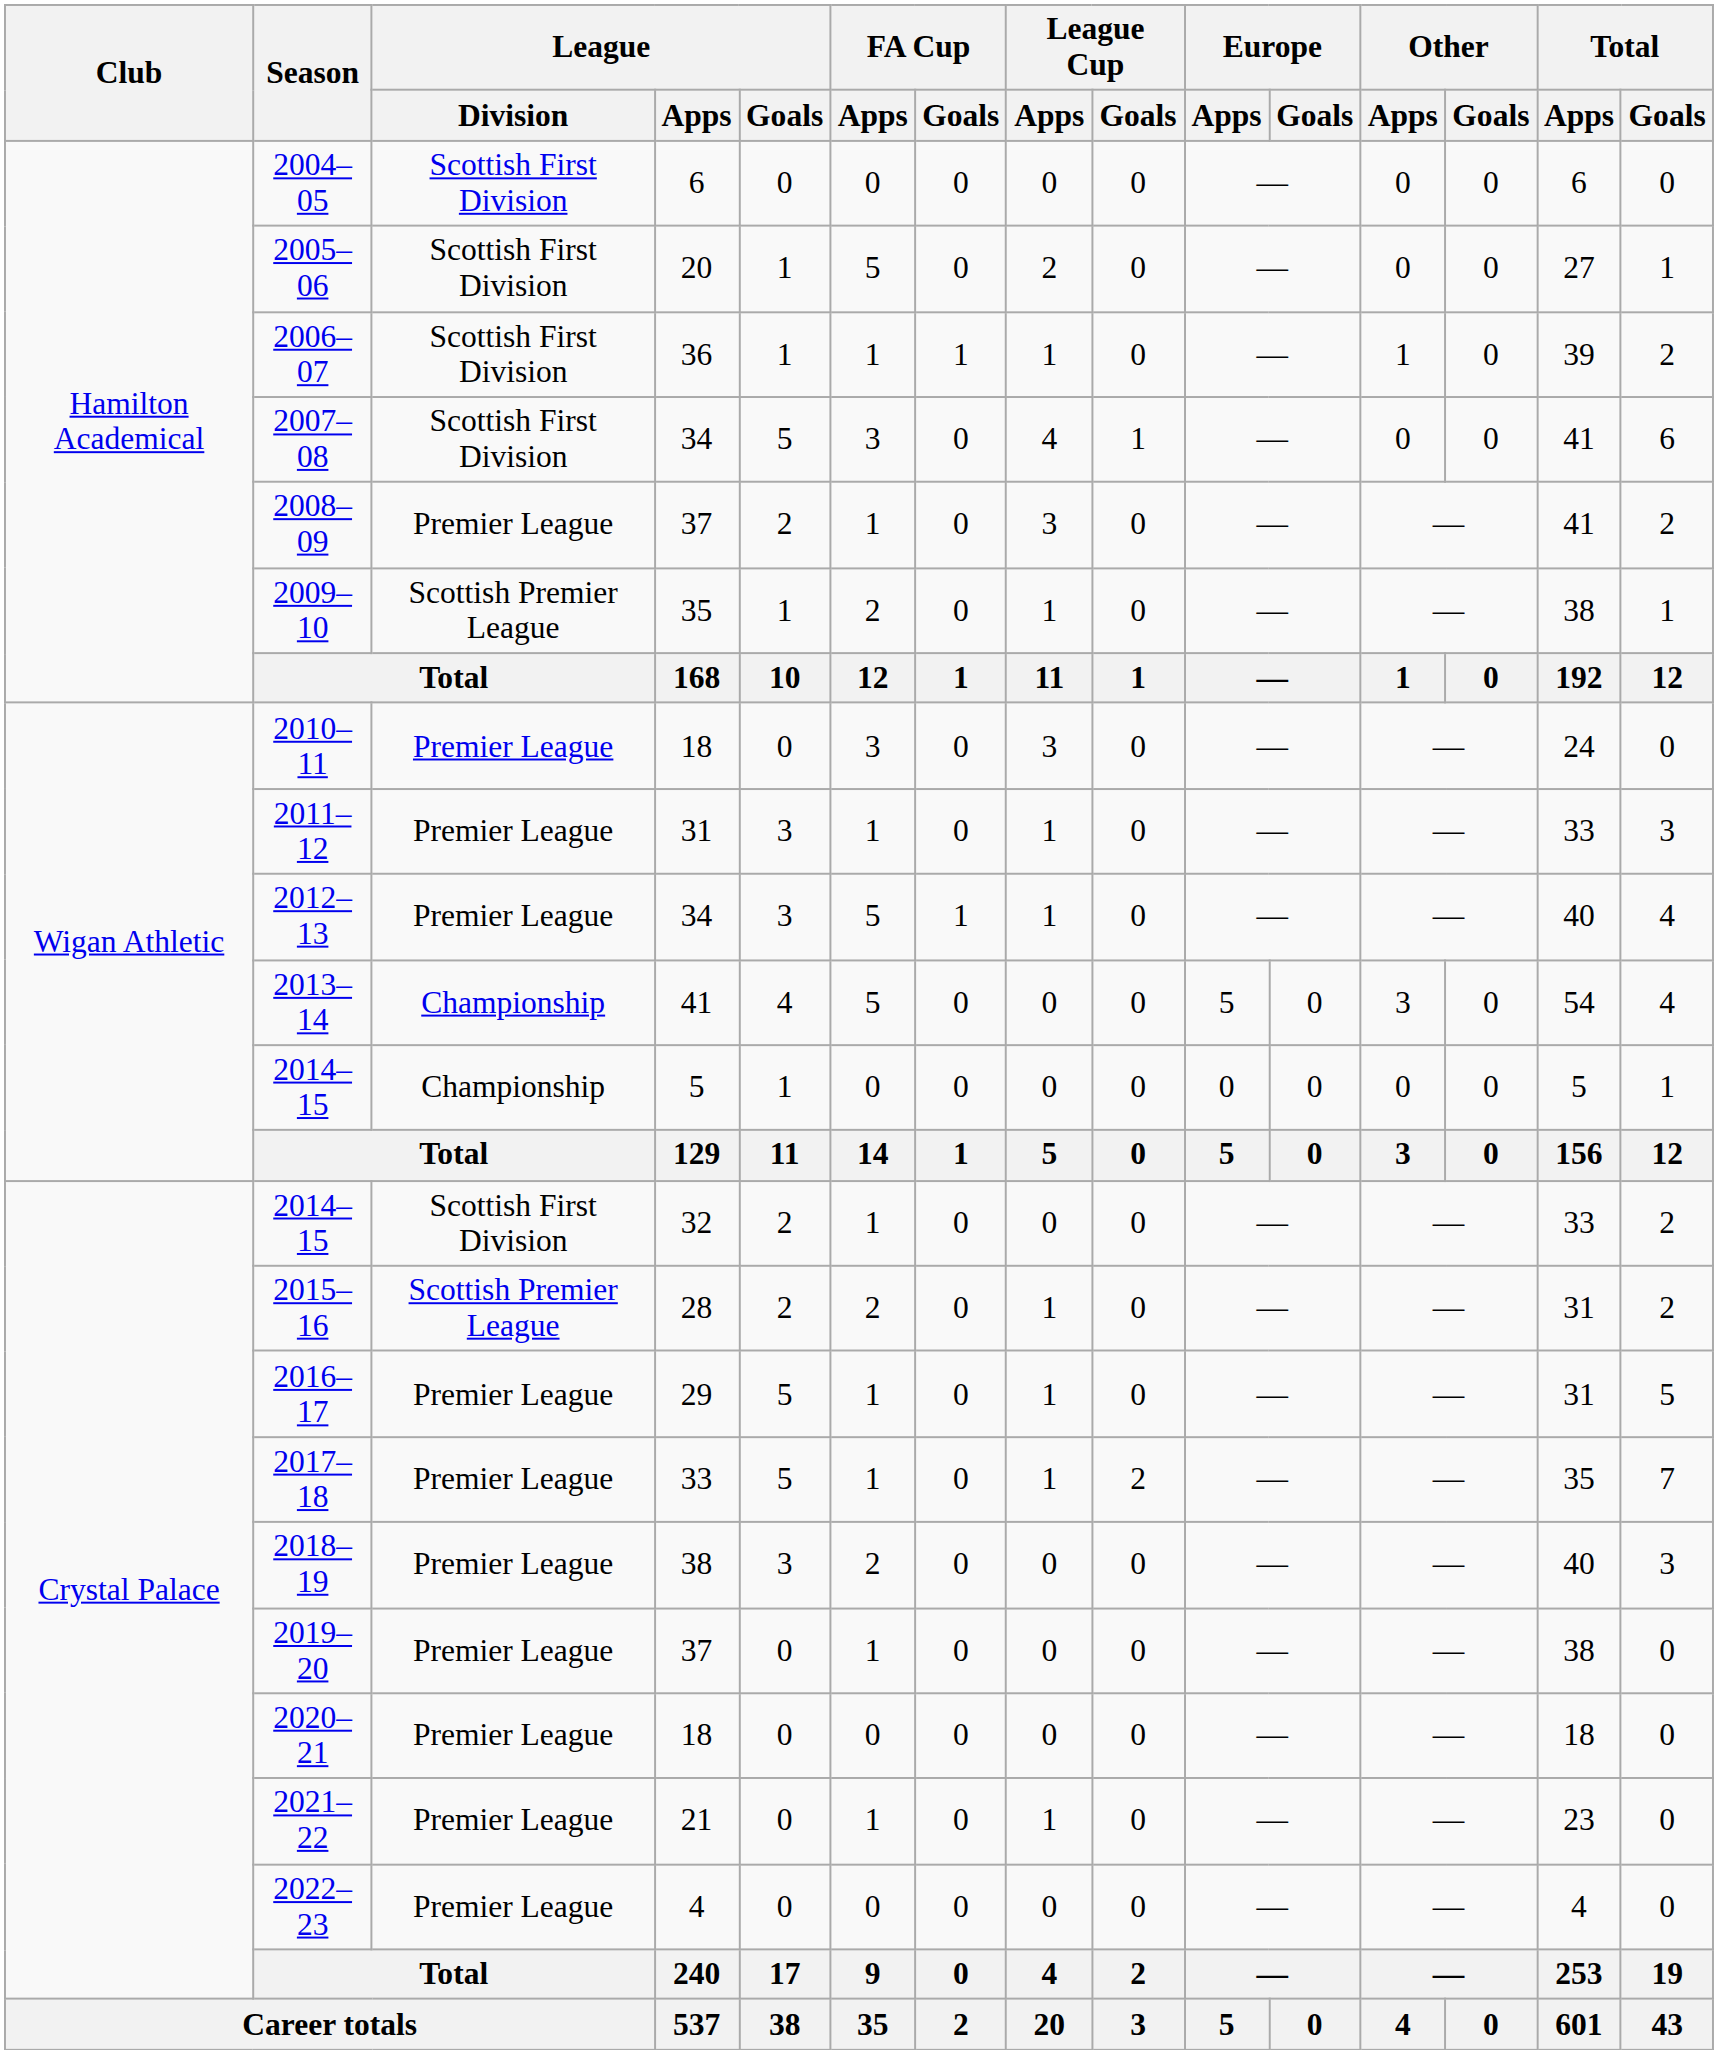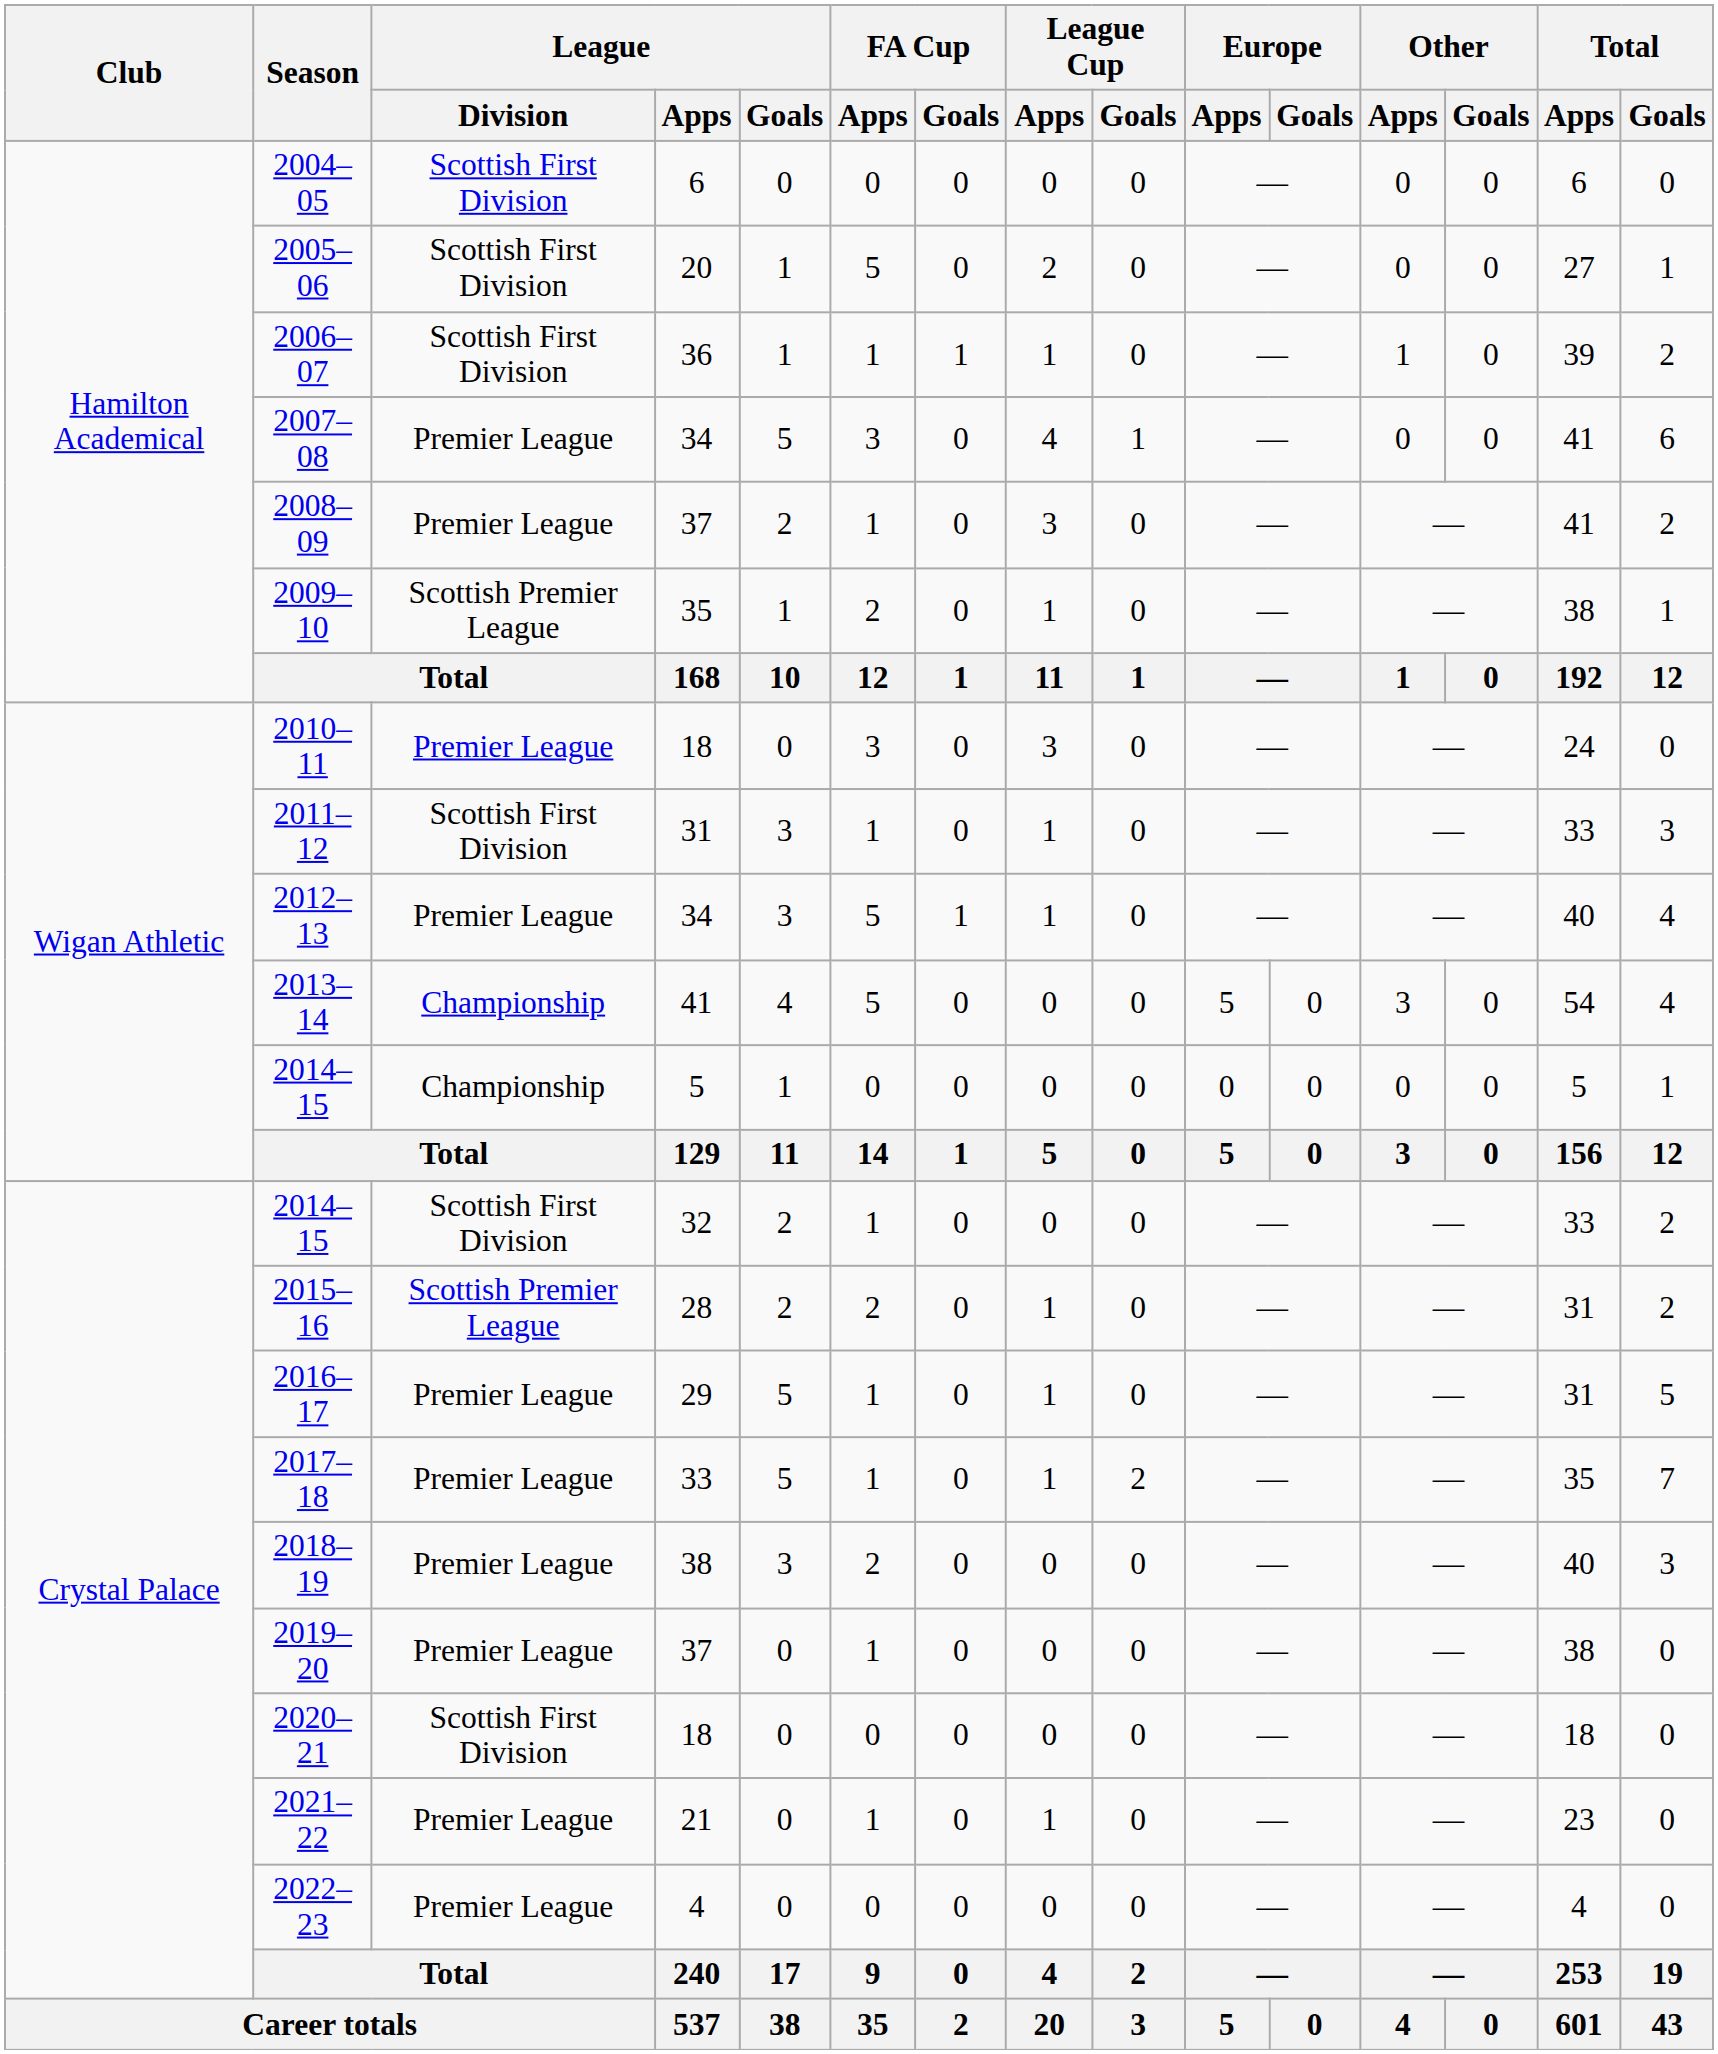(513, 439) Scottish First Division -> (513, 439) Premier League
(513, 830) Premier League -> (513, 830) Scottish First Division
(513, 1735) Premier League -> (513, 1735) Scottish First Division
